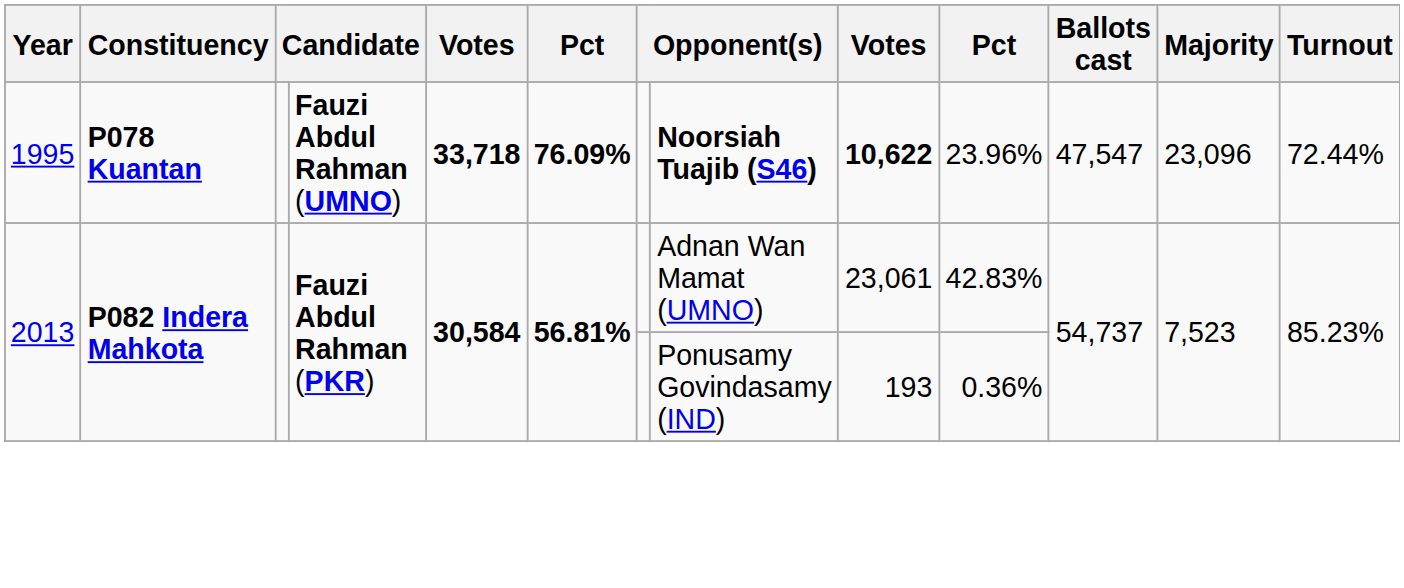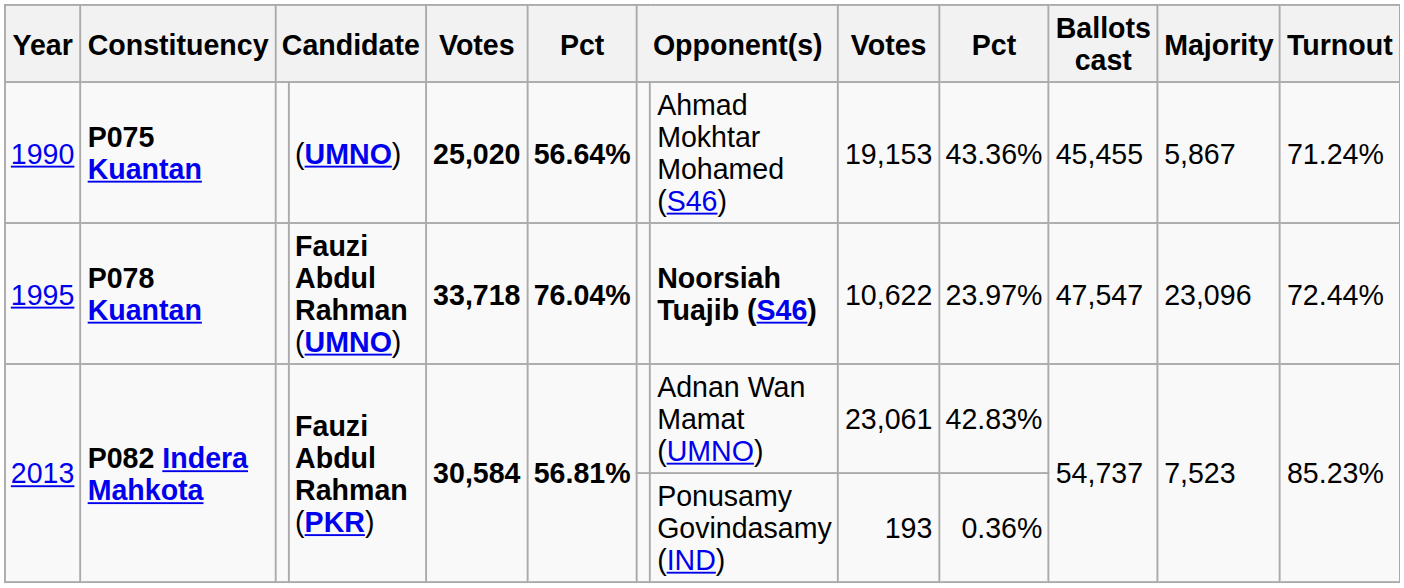+ row: (43, 153)
(582, 153) 76.09% -> (582, 294) 76.04%
(889, 153) bold -> (889, 294) normal
(994, 153) 23.96% -> (994, 294) 23.97%
